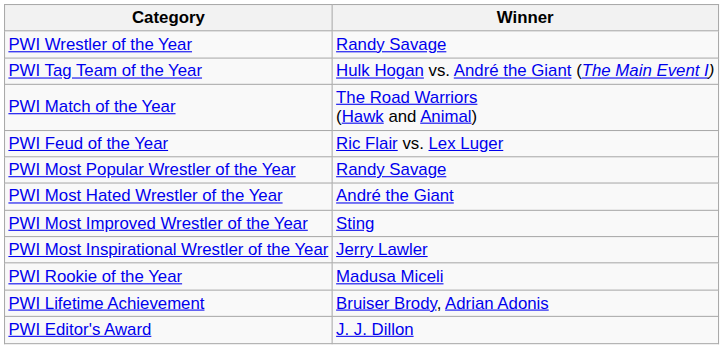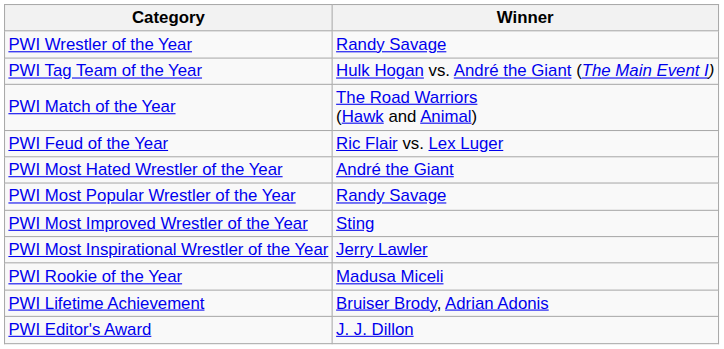rows swapped: (152, 169) <-> (146, 196)
